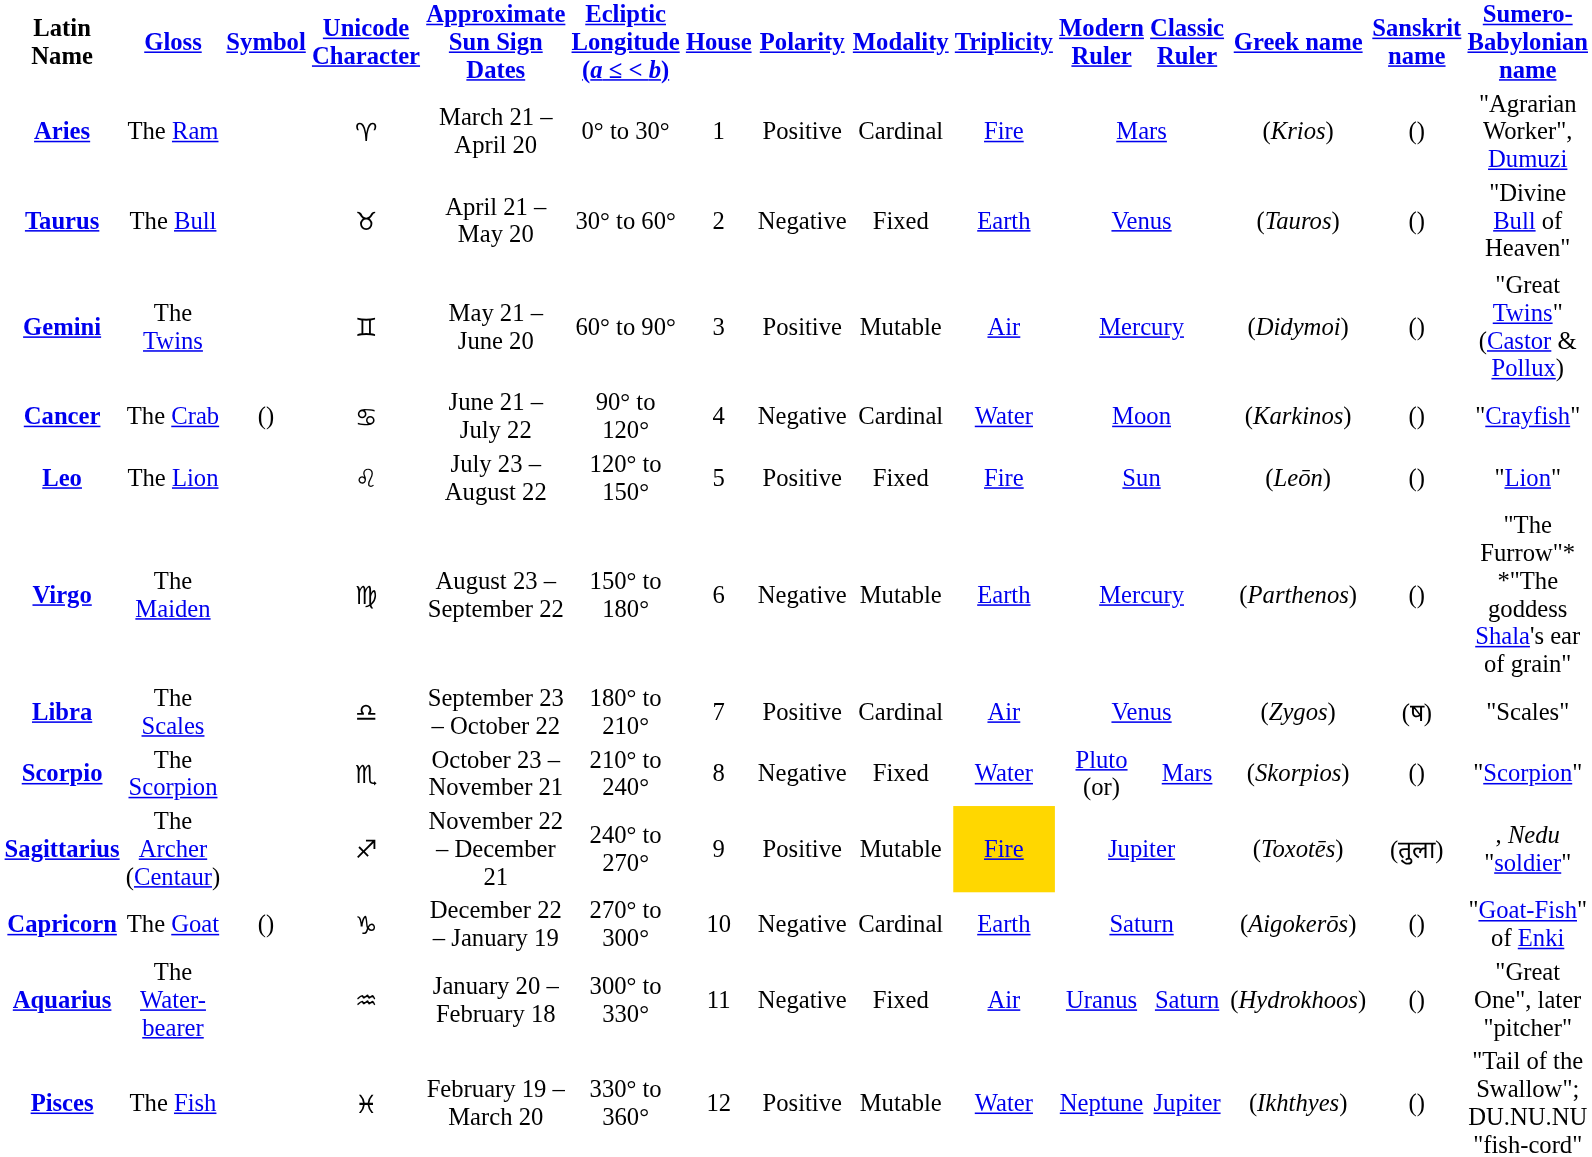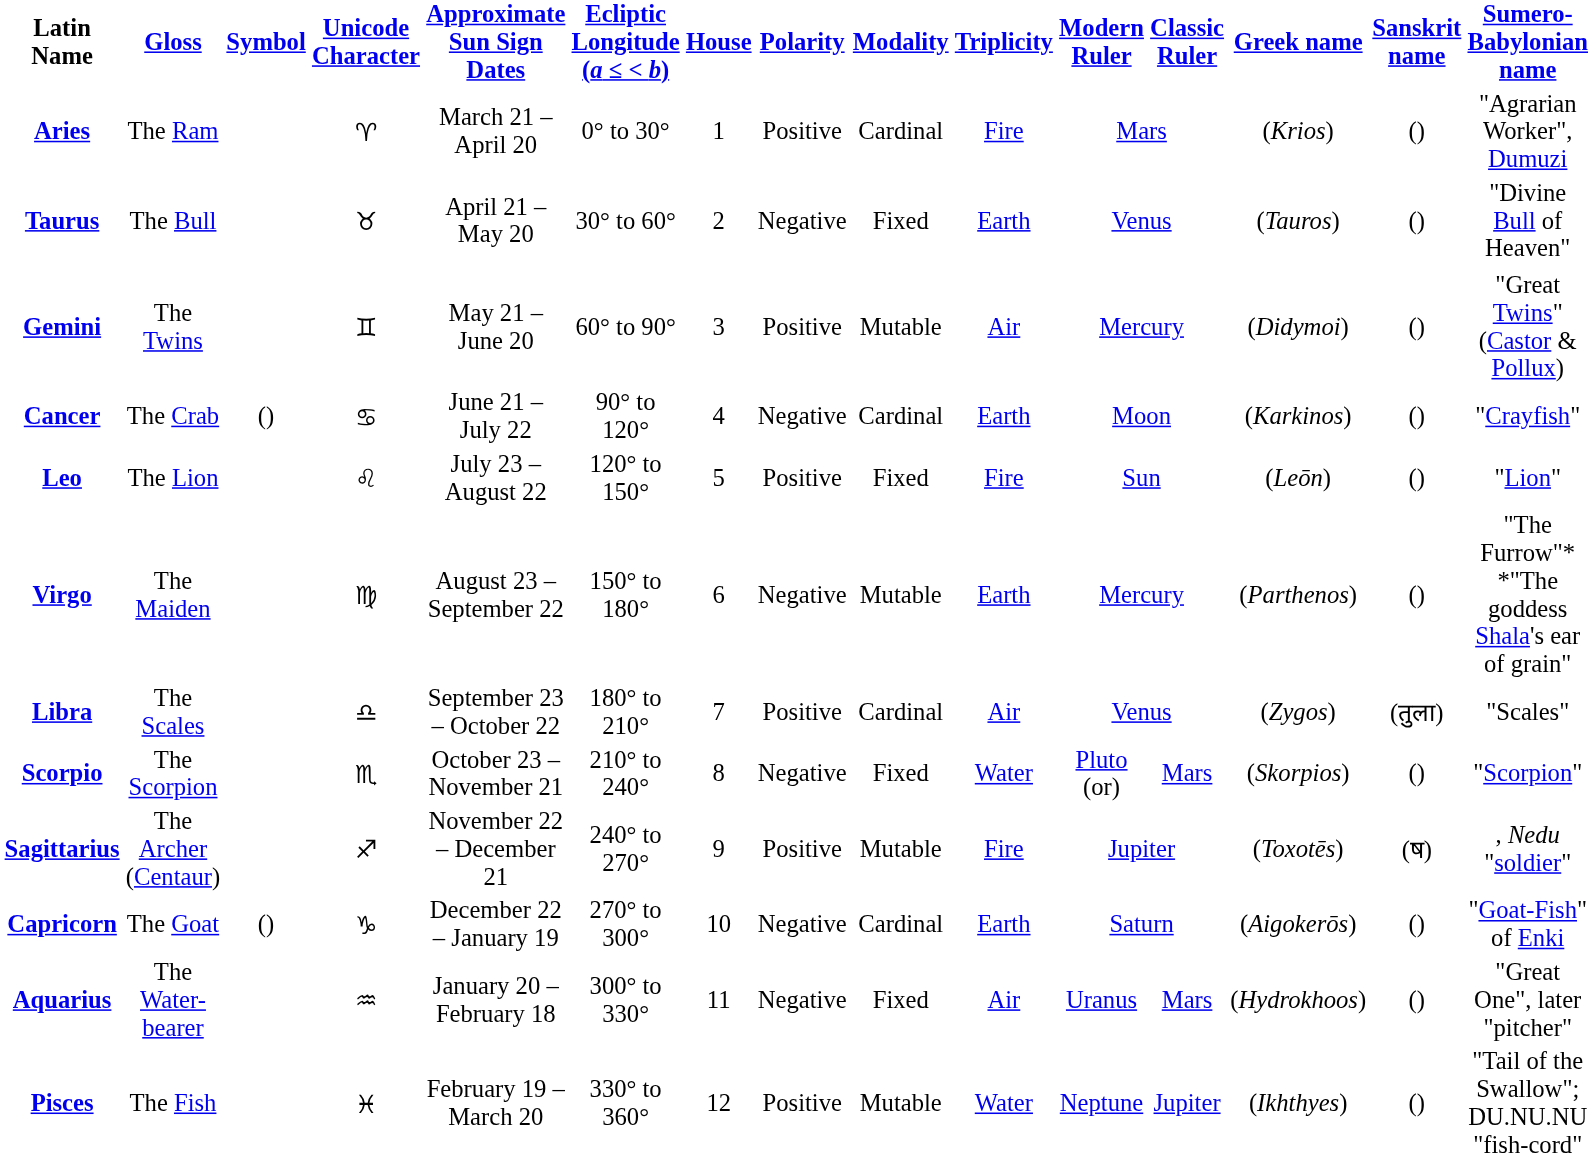(1004, 416) Water -> (1004, 416) Earth
(1417, 713) (ष) -> (1417, 713) (तुला)
(1004, 848) gold background -> (1004, 848) no background
(1417, 850) (तुला) -> (1417, 850) (ष)
(1187, 999) Saturn -> (1187, 999) Mars
